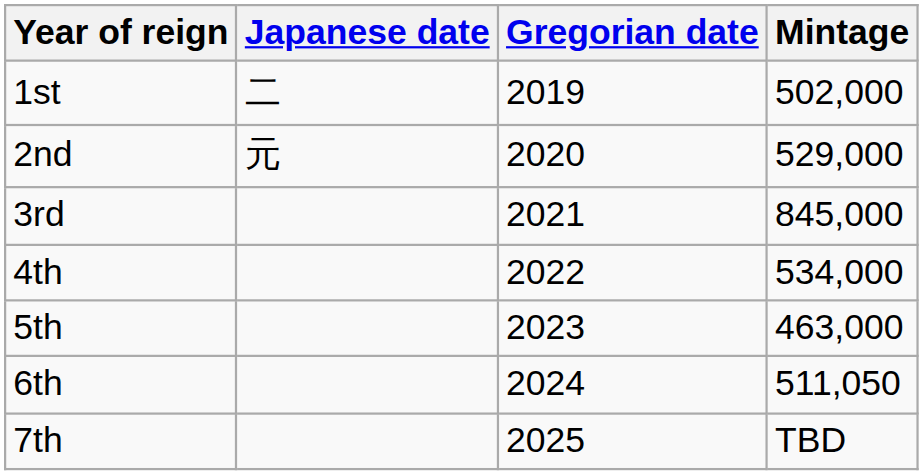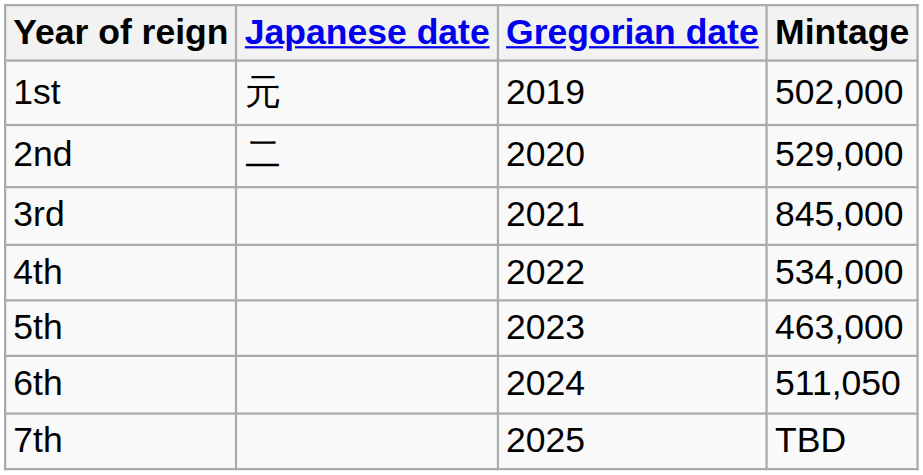(263, 91) 二 -> (263, 91) 元
(263, 154) 元 -> (263, 154) 二
